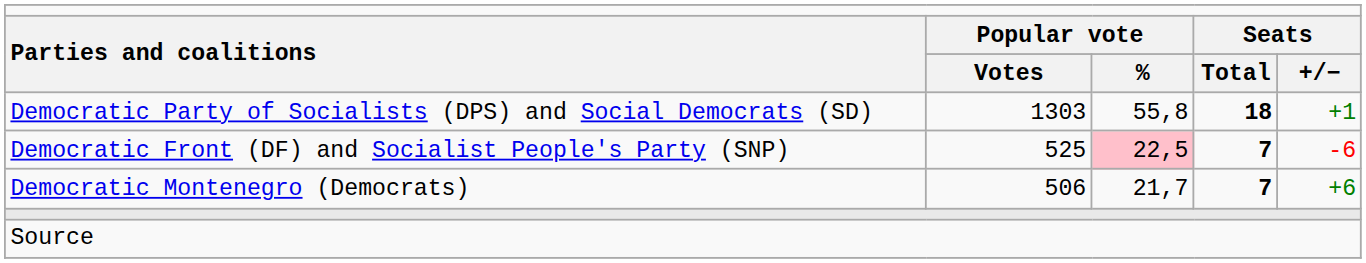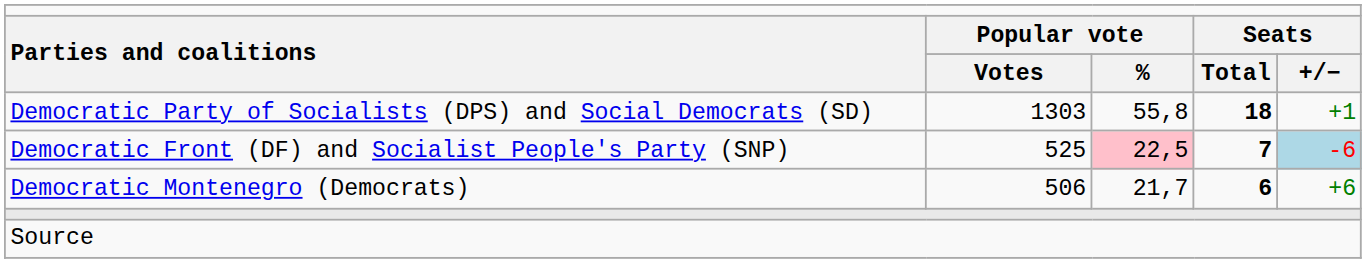(1342, 150) no background -> (1342, 150) lightblue background
(1265, 188) 7 -> (1265, 188) 6
